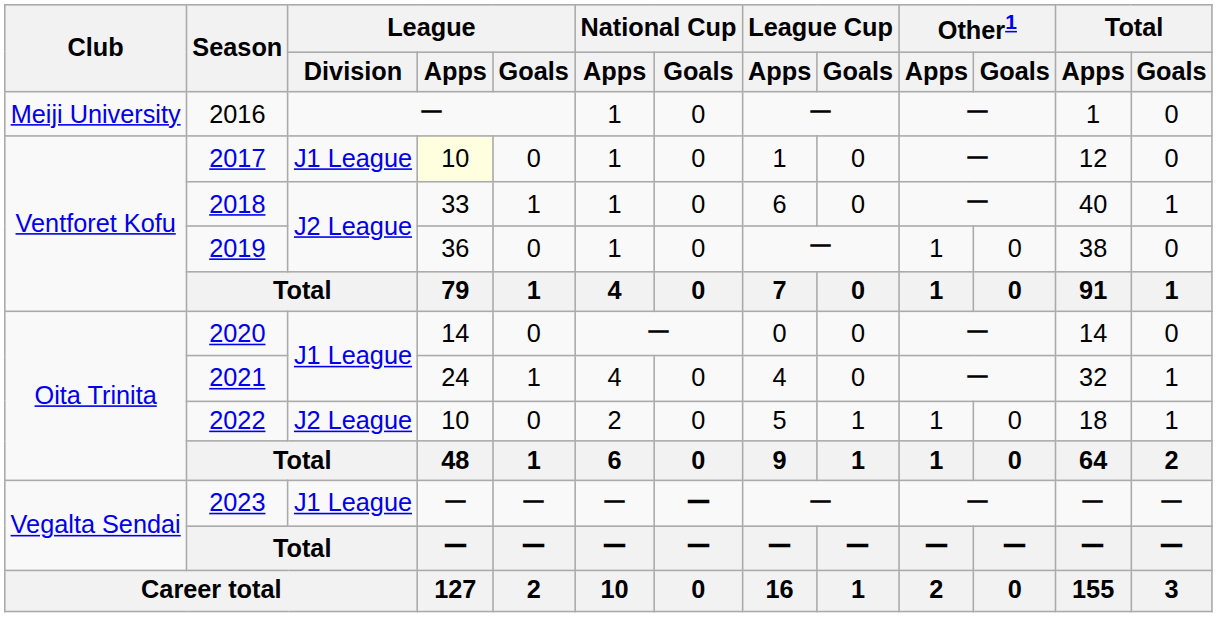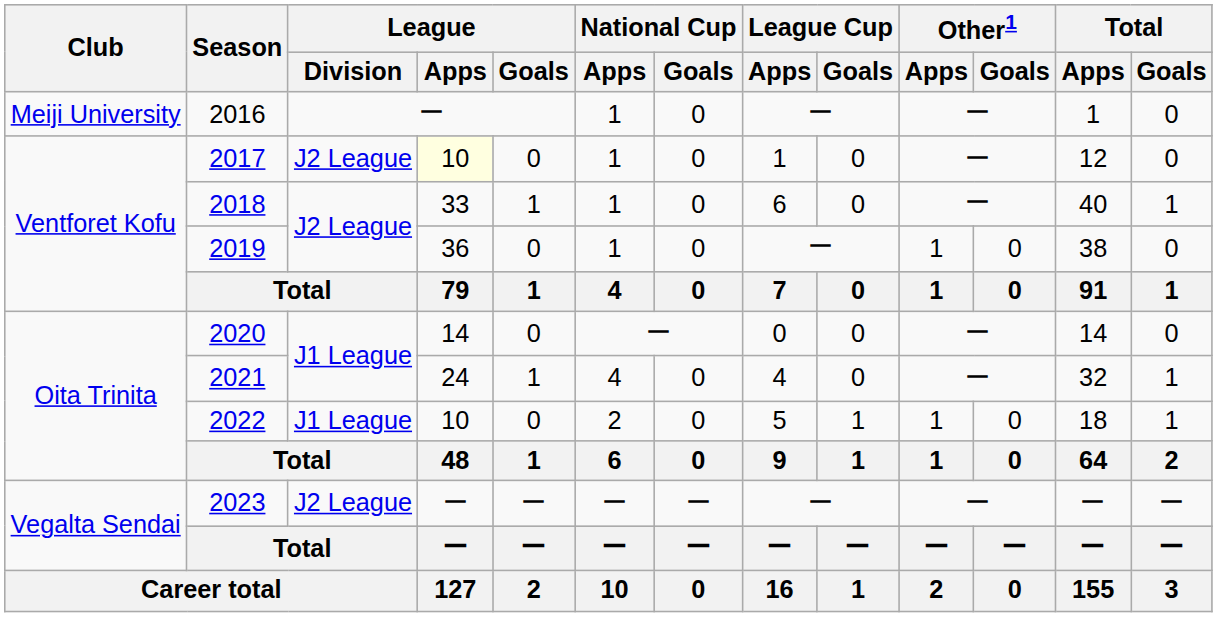(353, 158) J1 League -> (353, 158) J2 League
(353, 420) J2 League -> (353, 420) J1 League
(353, 503) J1 League -> (353, 503) J2 League
(698, 502) bold -> (698, 502) normal
